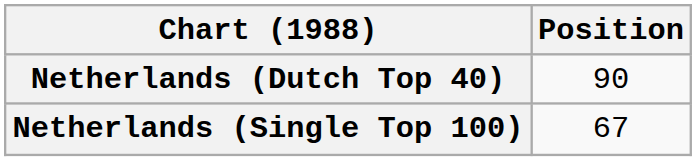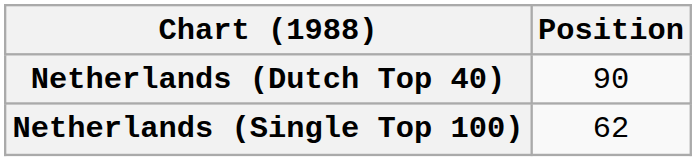(611, 129) 67 -> (611, 129) 62
